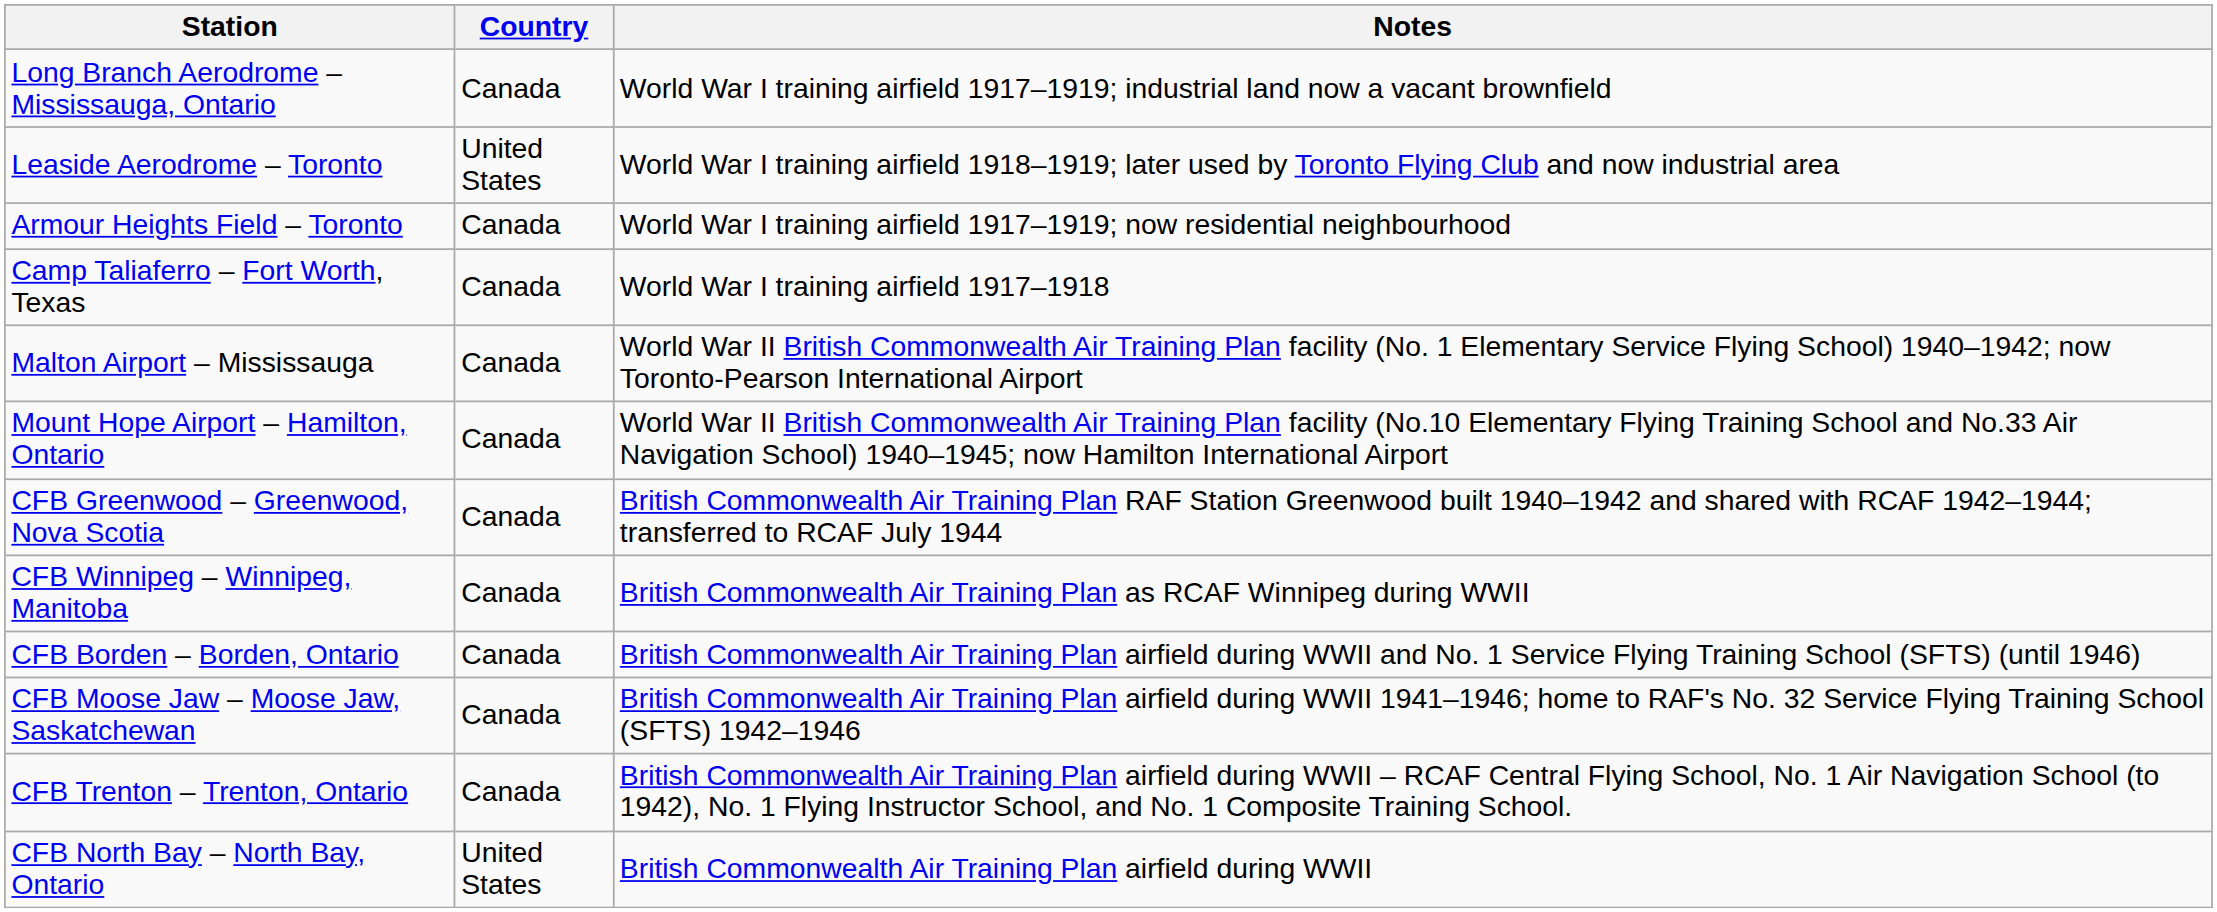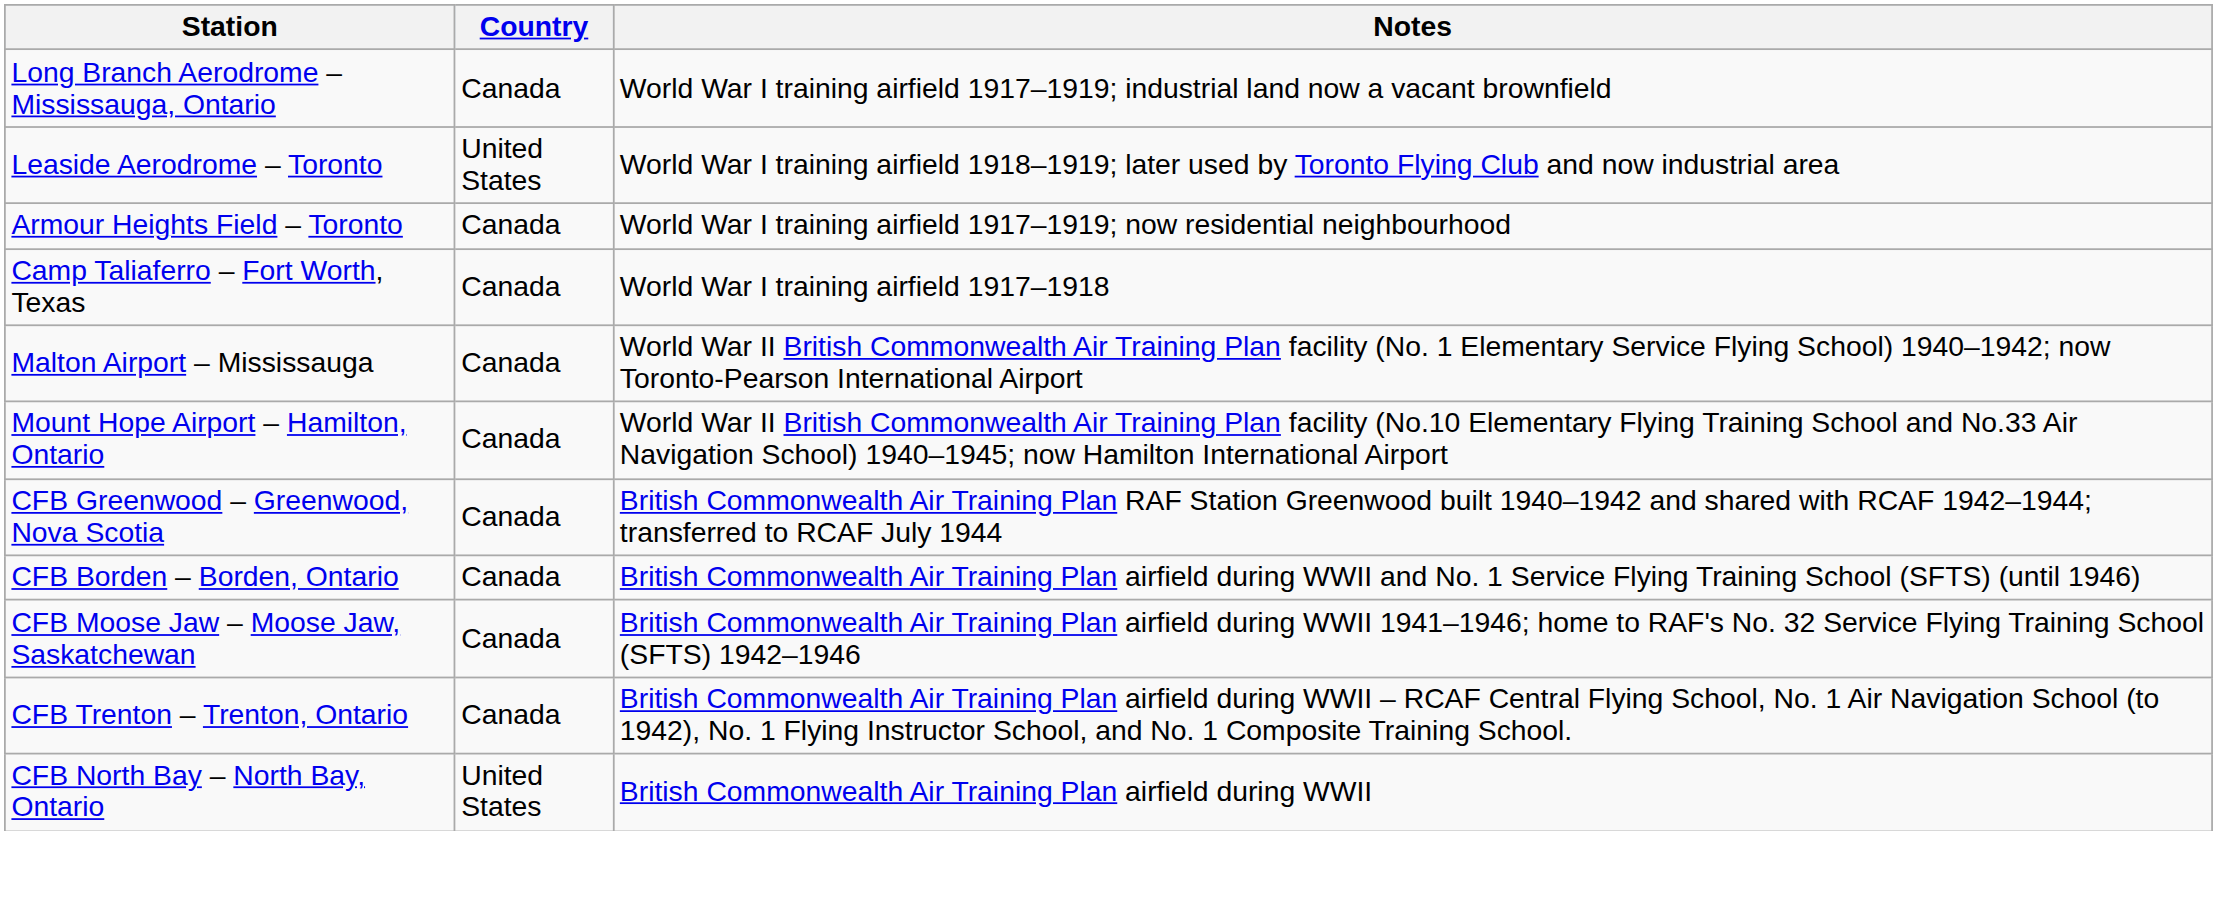- row: (181, 593)
